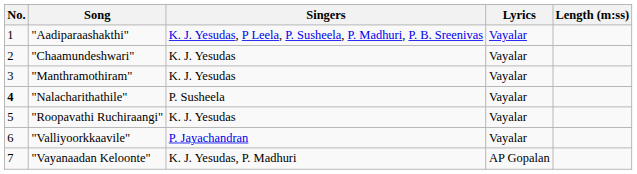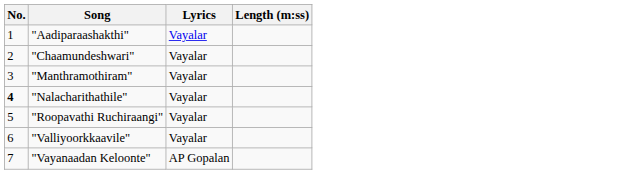- column: (326, 14)
